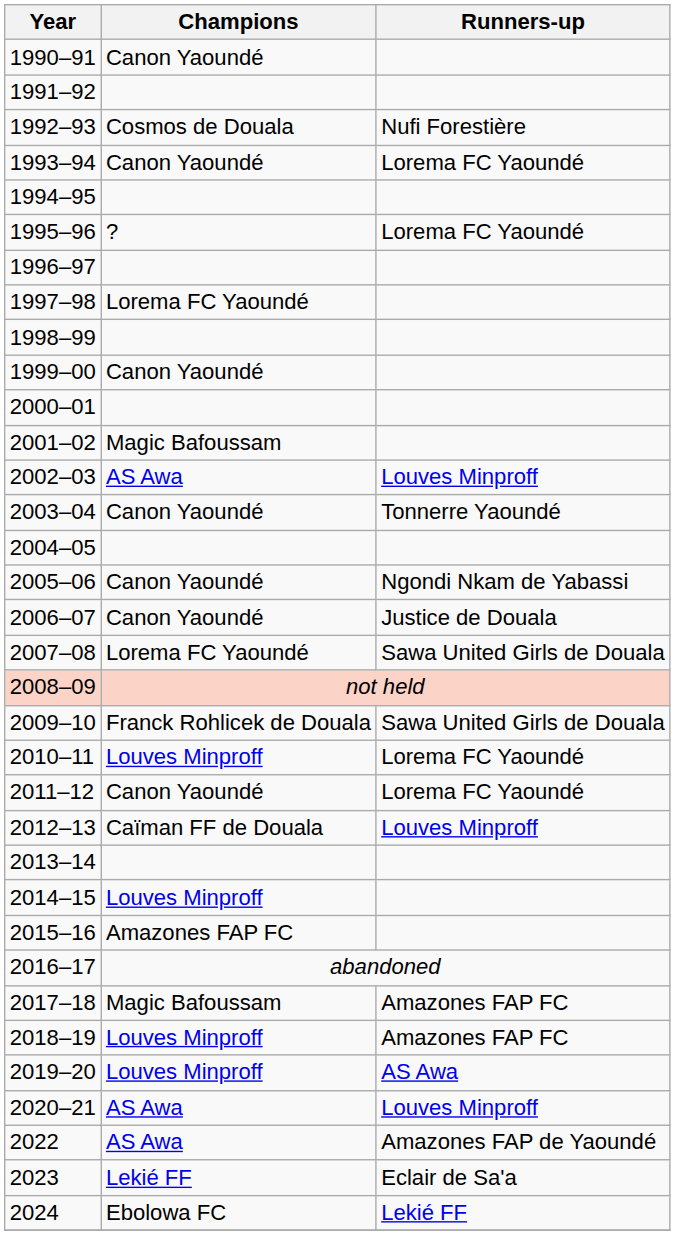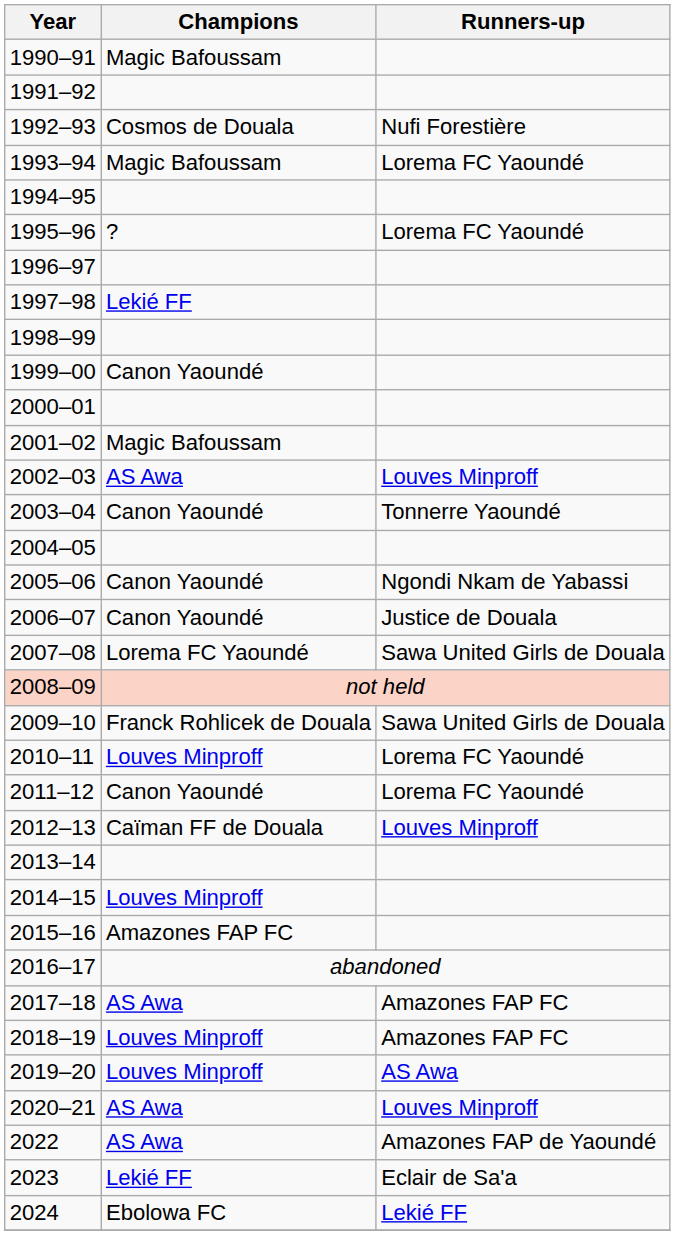(185, 57) Canon Yaoundé -> (194, 57) Magic Bafoussam
(185, 162) Canon Yaoundé -> (194, 162) Magic Bafoussam
(207, 302) Lorema FC Yaoundé -> (149, 302) Lekié FF
(194, 1002) Magic Bafoussam -> (144, 1002) AS Awa
